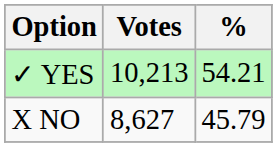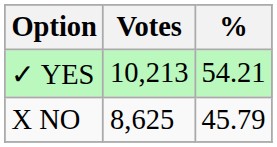(142, 119) 8,627 -> (142, 119) 8,625
